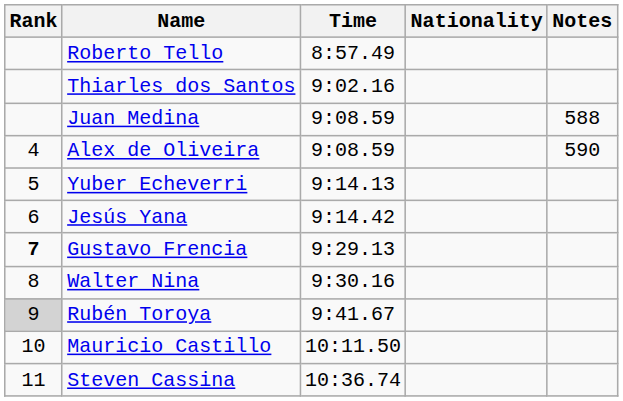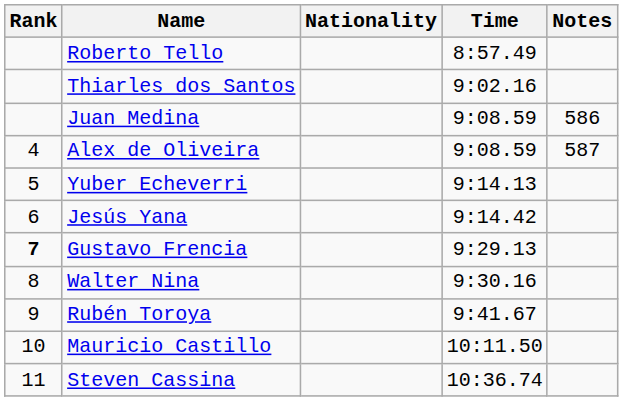columns swapped: (477, 21) <-> (353, 21)
(582, 119) 588 -> (582, 119) 586
(582, 152) 590 -> (582, 152) 587
(34, 315) lightgrey background -> (34, 315) no background
